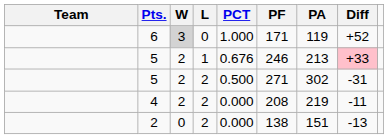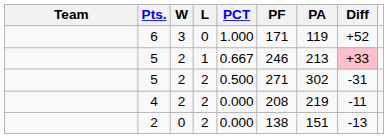(182, 36) lightgrey background -> (182, 36) no background
(237, 58) 0.676 -> (237, 58) 0.667
